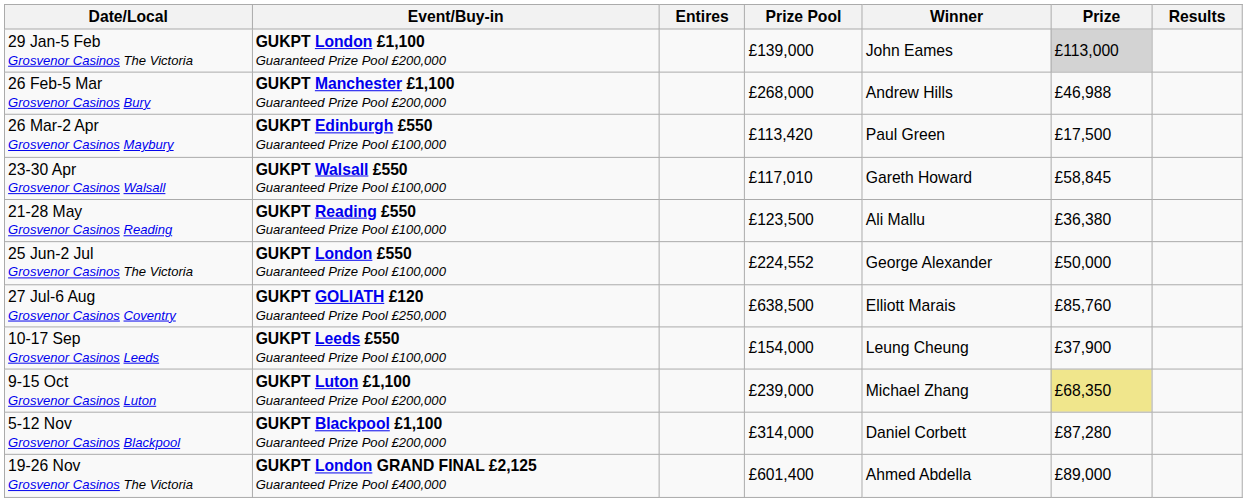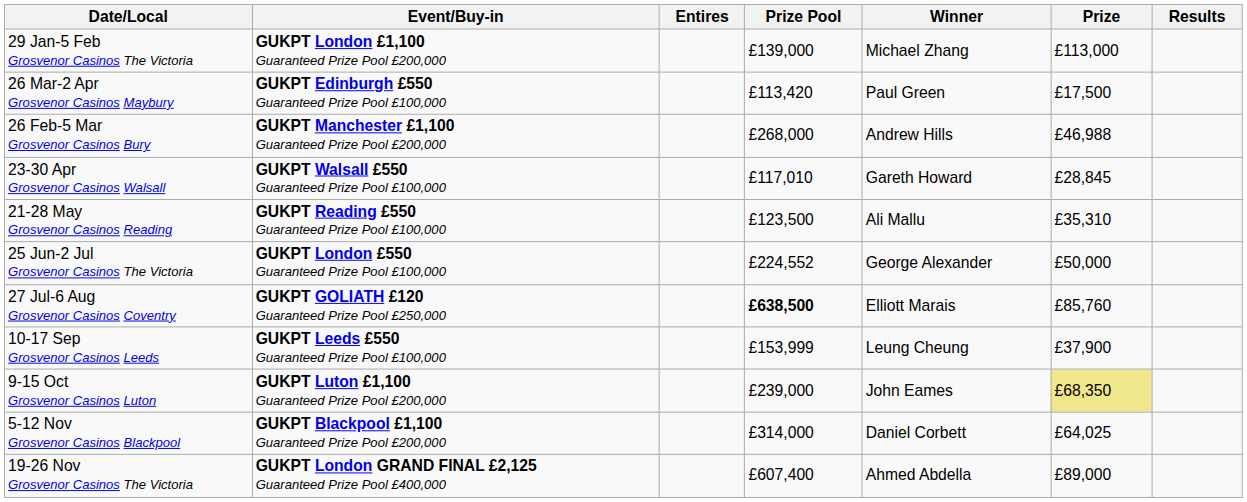(909, 50) John Eames -> (917, 50) Michael Zhang
(1087, 50) lightgrey background -> (1087, 50) no background
rows swapped: (79, 93) <-> (91, 135)
(1083, 178) £58,845 -> (1083, 178) £28,845
(1083, 220) £36,380 -> (1083, 220) £35,310
(781, 305) normal -> (781, 305) bold
(781, 348) £154,000 -> (781, 348) £153,999
(917, 390) Michael Zhang -> (909, 390) John Eames
(1083, 433) £87,280 -> (1083, 433) £64,025
(781, 475) £601,400 -> (781, 475) £607,400
